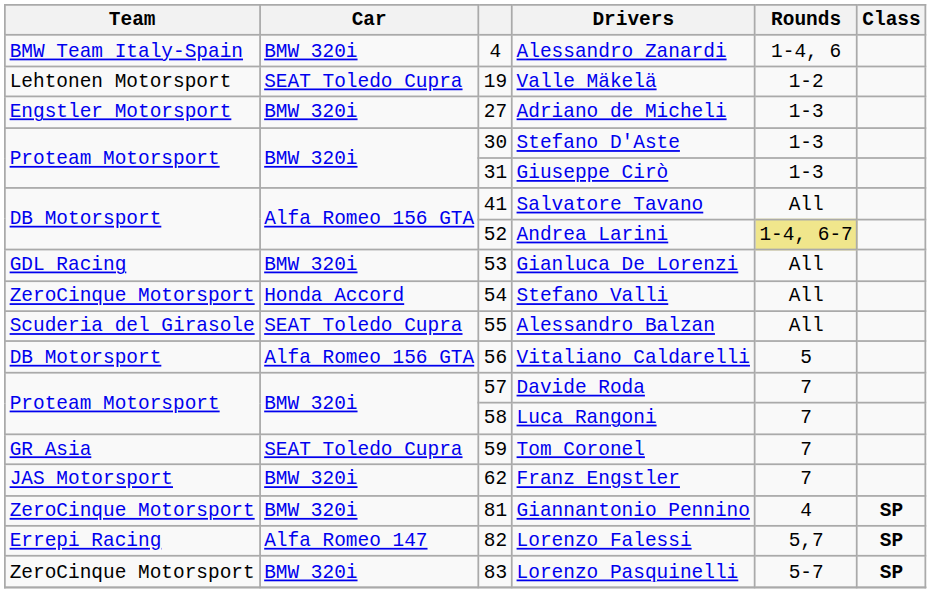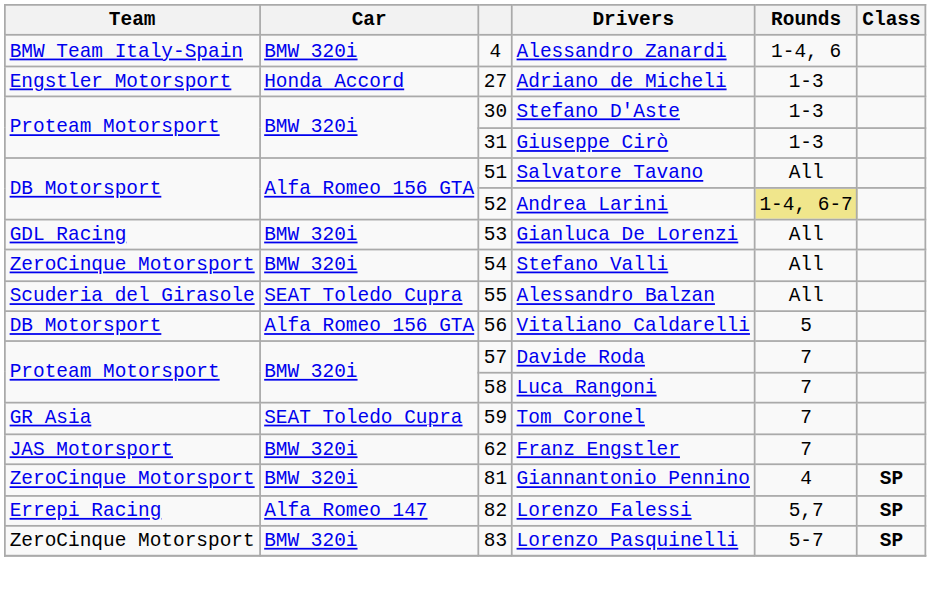- row: (587, 82)
(311, 112) BMW 320i -> (334, 82) Honda Accord
(495, 204) 41 -> (495, 173) 51
(334, 296) Honda Accord -> (311, 265) BMW 320i
